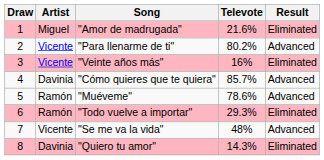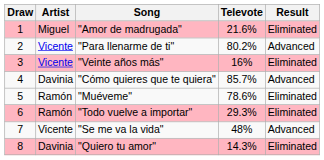(291, 96) Advanced -> (292, 96) Eliminated
